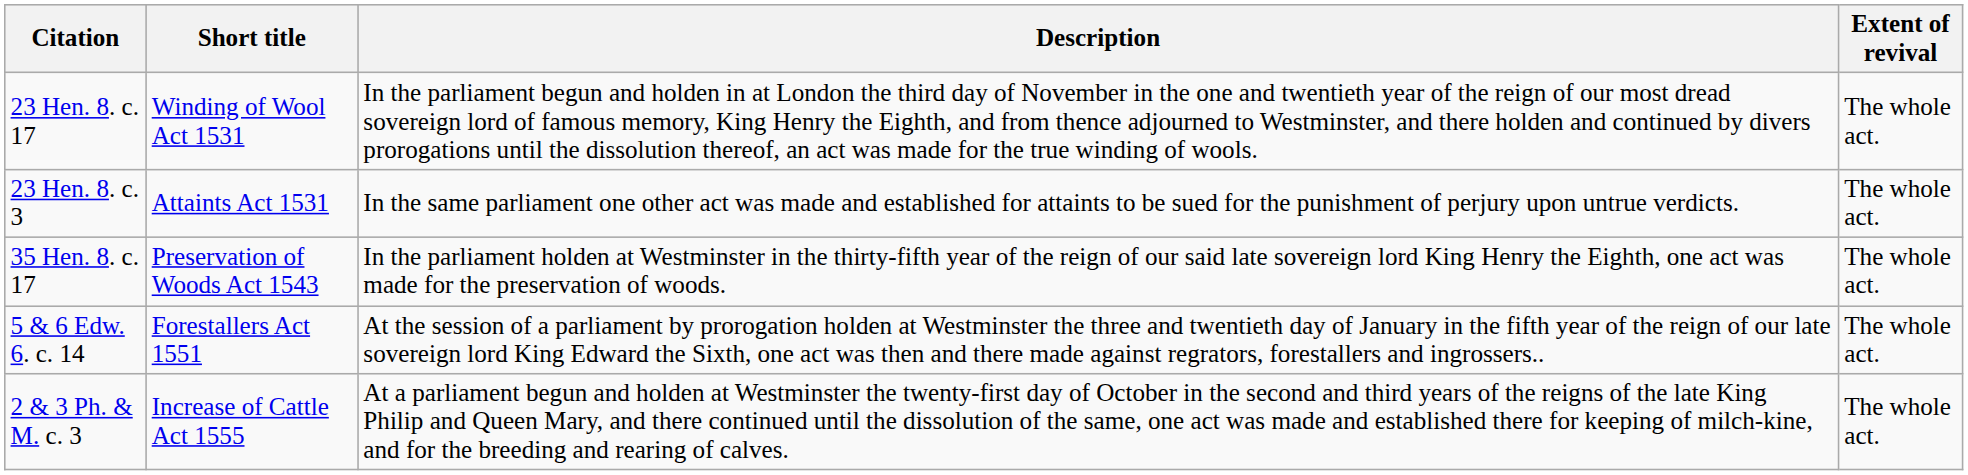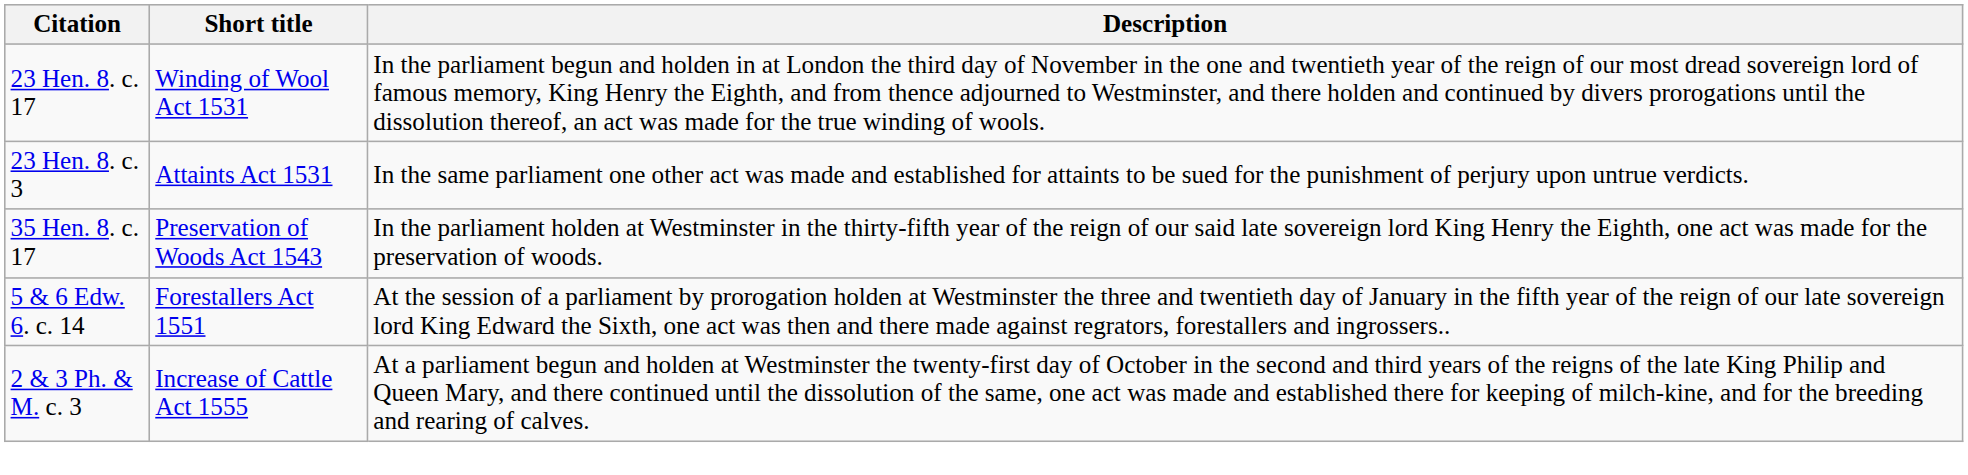- column: (1901, 38)
